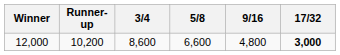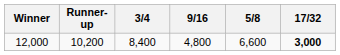columns swapped: (198, 19) <-> (253, 19)
(142, 42) 8,600 -> (142, 42) 8,400
